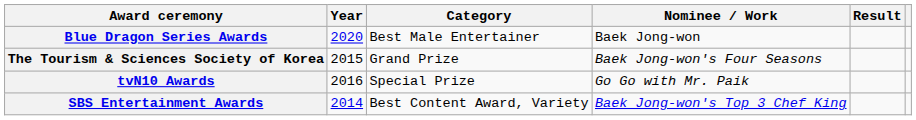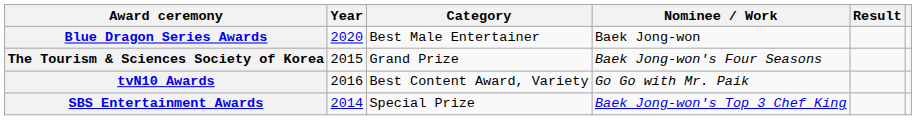(422, 82) Special Prize -> (479, 82) Best Content Award, Variety
(479, 104) Best Content Award, Variety -> (422, 104) Special Prize
